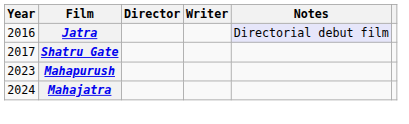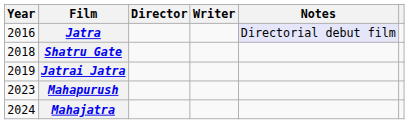(21, 52) 2017 -> (21, 52) 2018
+ row: (83, 71)
